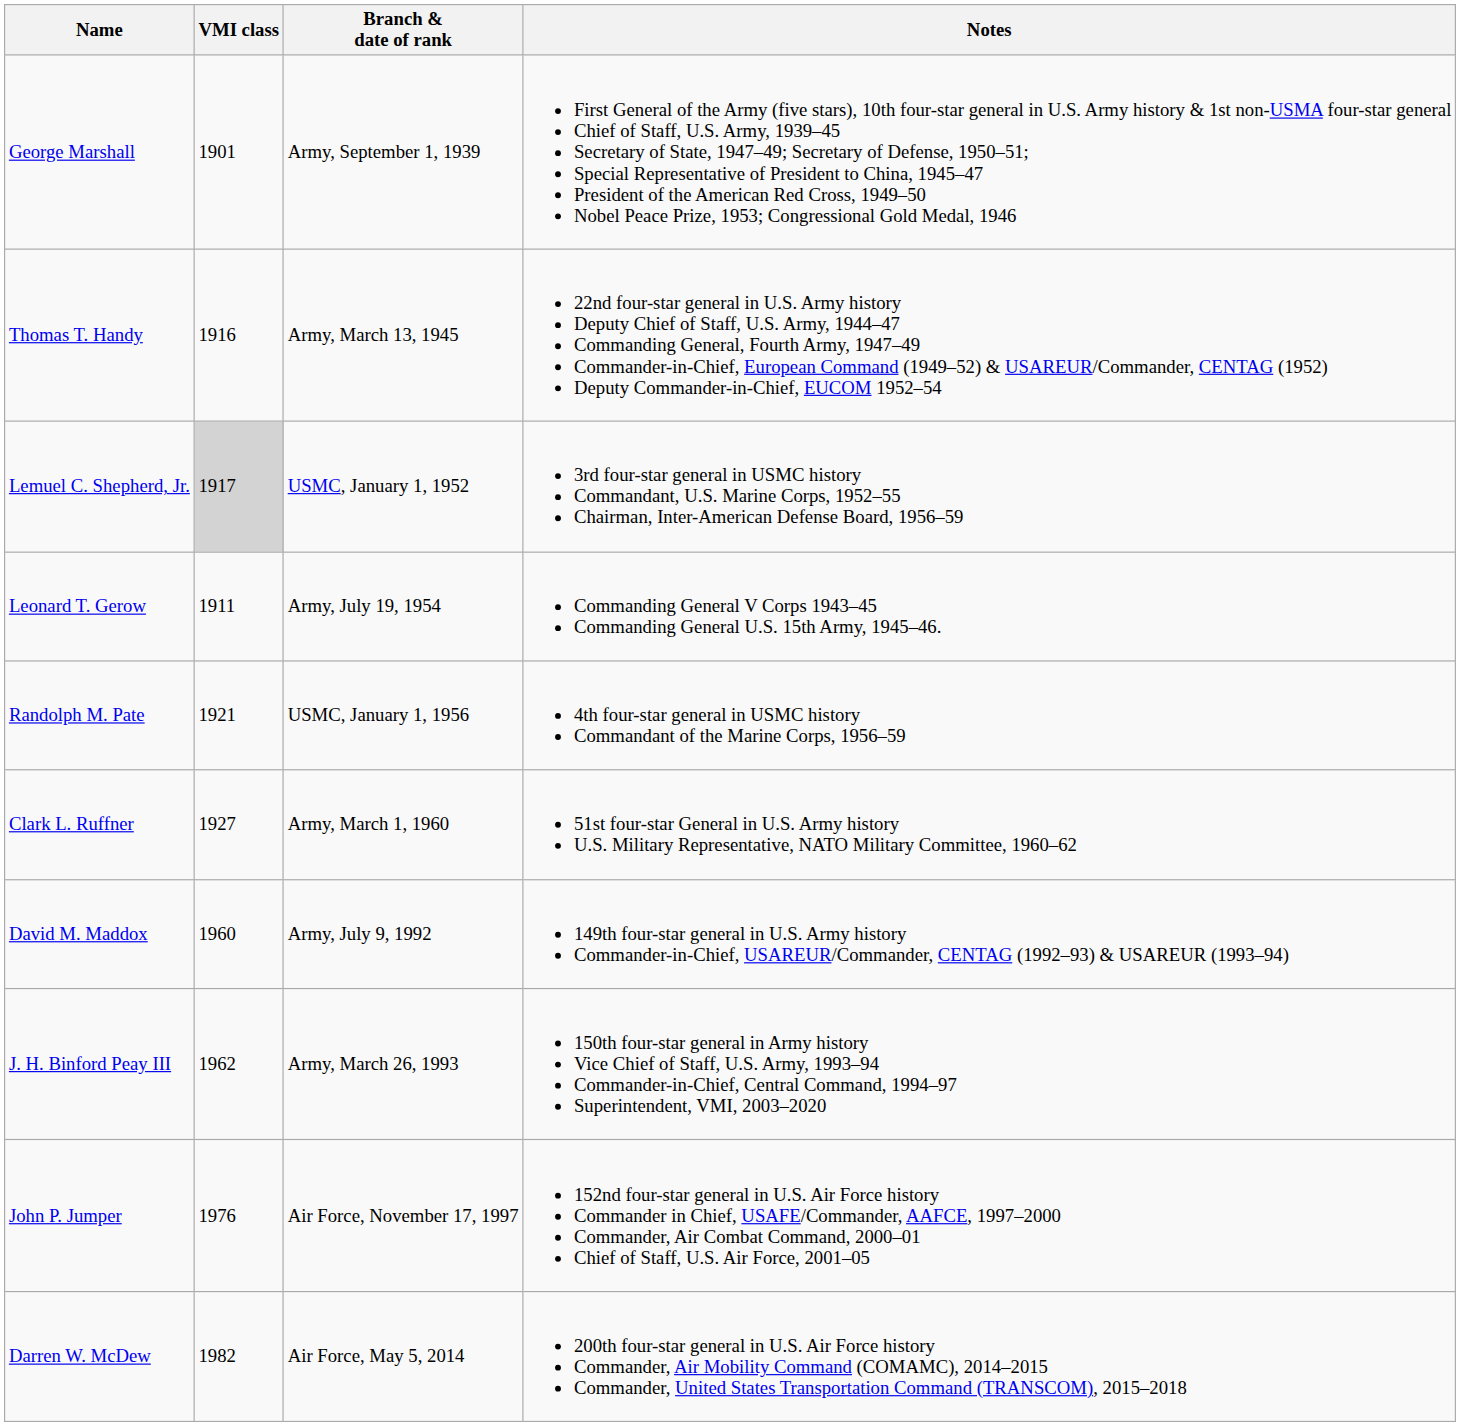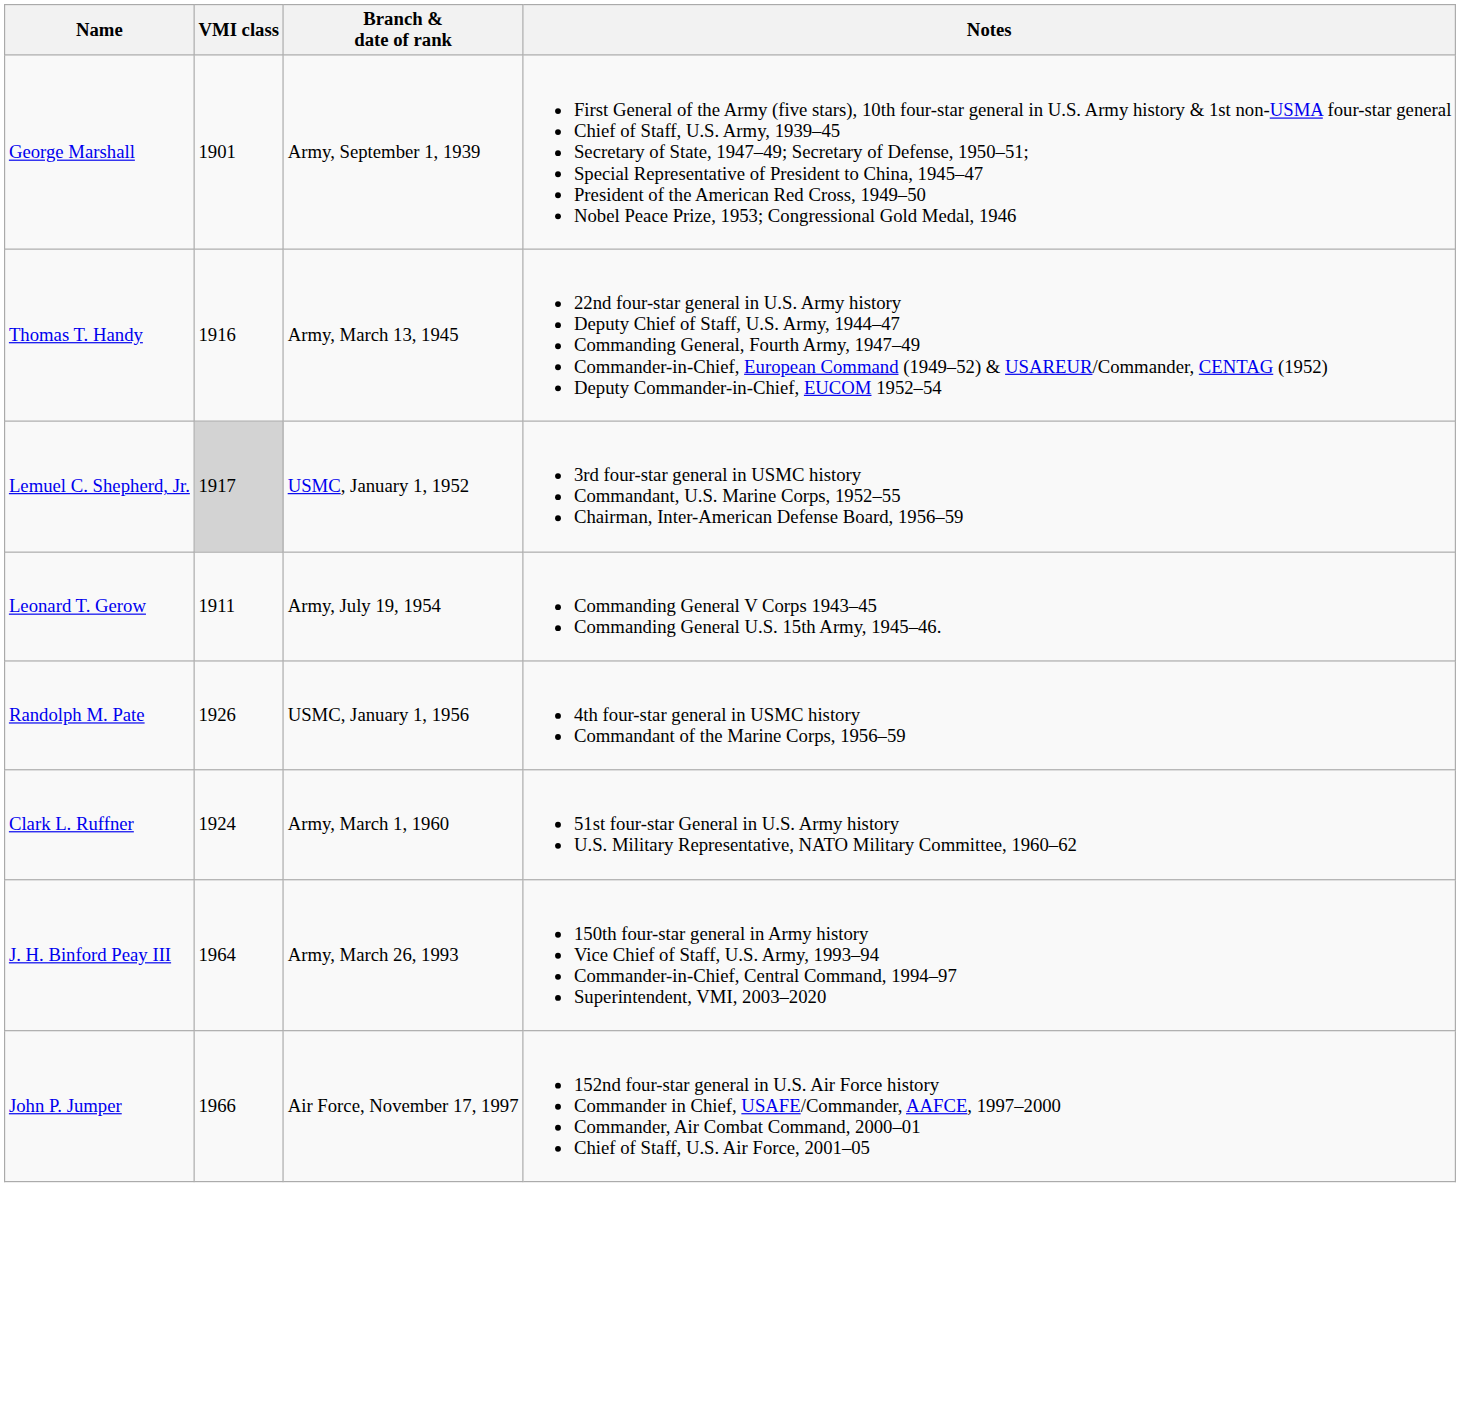(217, 715) 1921 -> (217, 715) 1926
(217, 824) 1927 -> (217, 824) 1924
- row: (78, 933)
(217, 1064) 1962 -> (217, 954) 1964
(217, 1215) 1976 -> (217, 1106) 1966
- row: (80, 1356)
